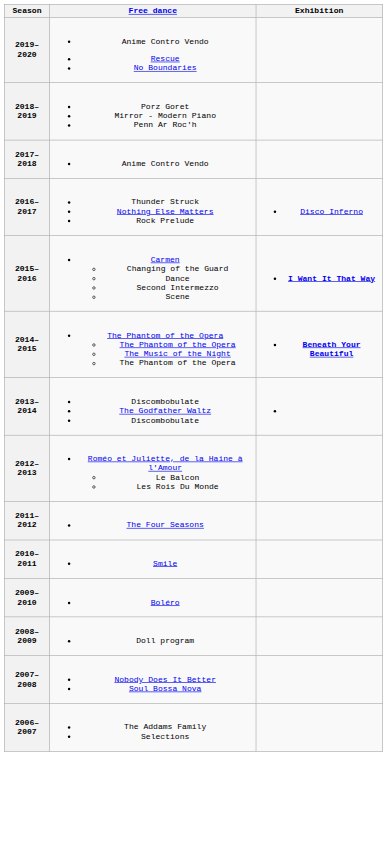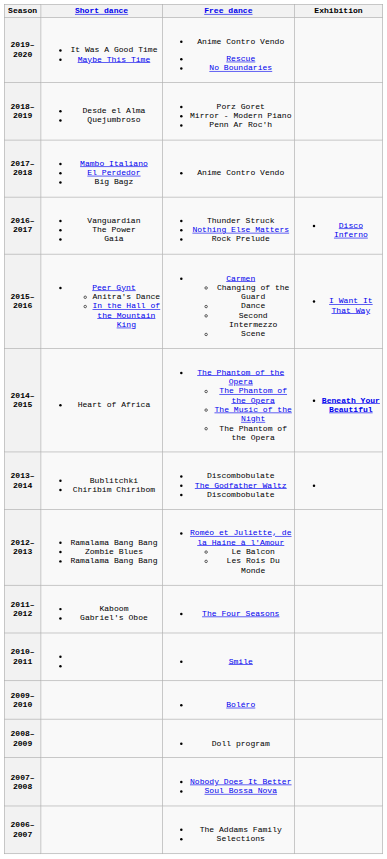+ column: (102, 11)
(319, 278) bold -> (338, 306) normal
